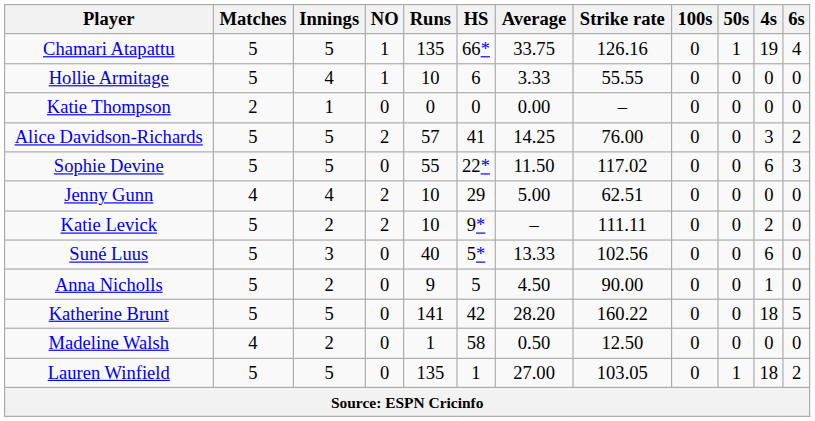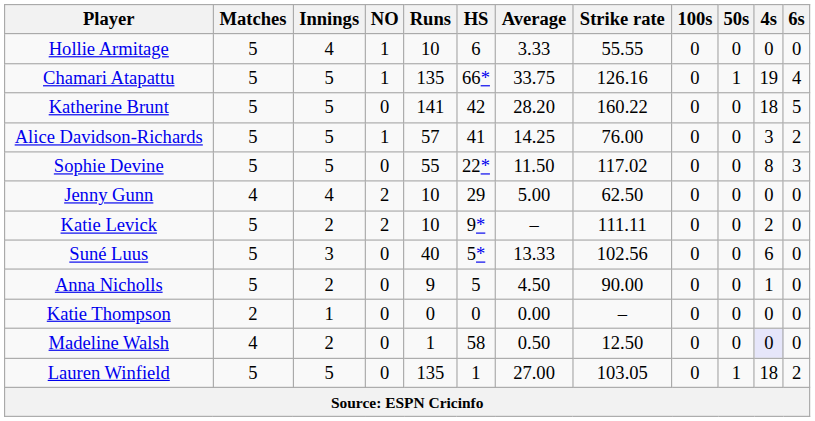rows swapped: (109, 78) <-> (109, 48)
rows swapped: (109, 313) <-> (109, 107)
(385, 136) 2 -> (385, 136) 1
(769, 166) 6 -> (769, 166) 8
(622, 195) 62.51 -> (622, 195) 62.50
(769, 343) no background -> (769, 343) lavender background
